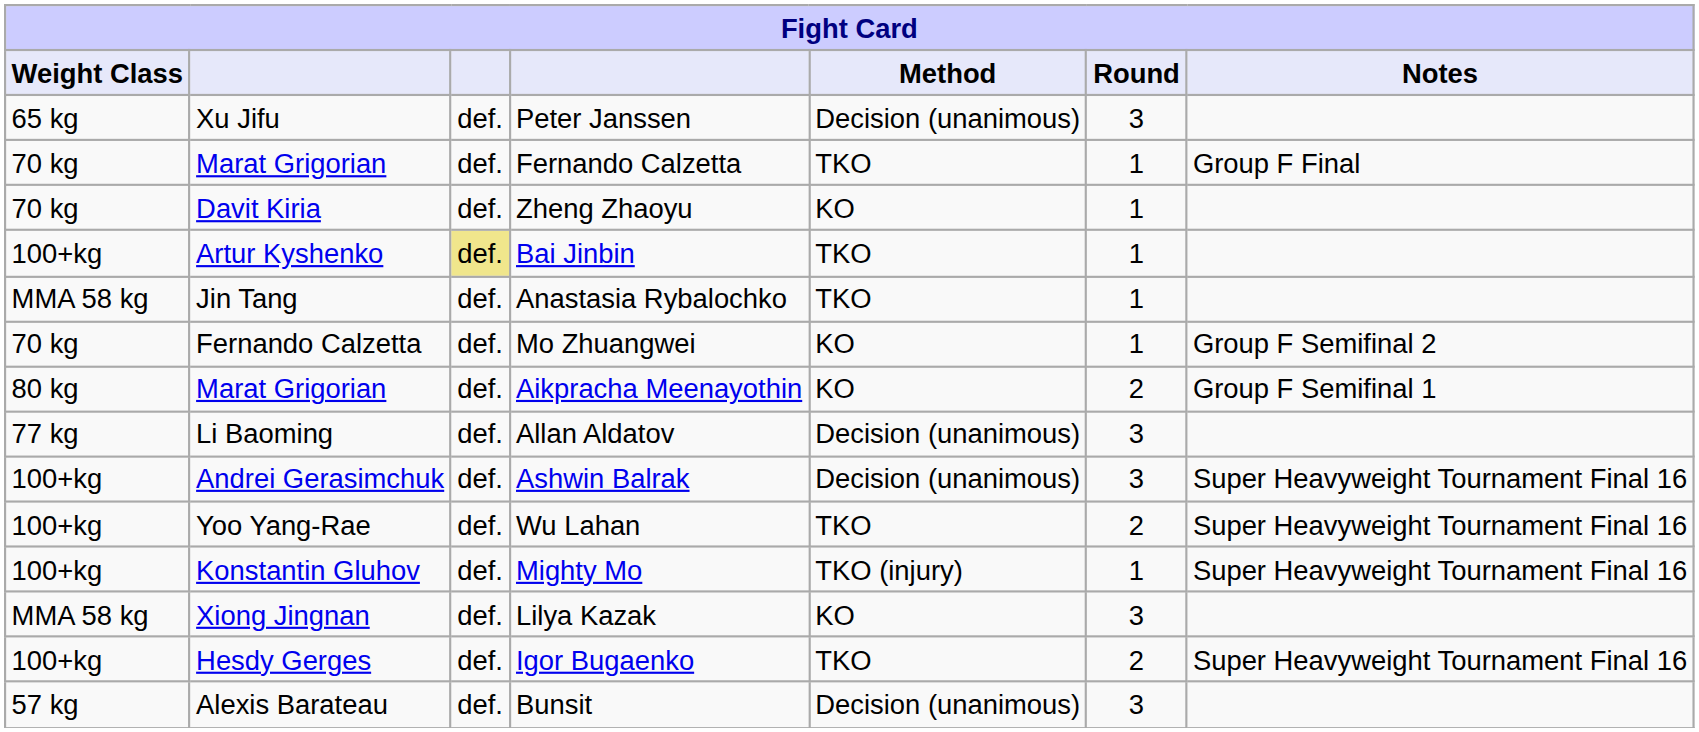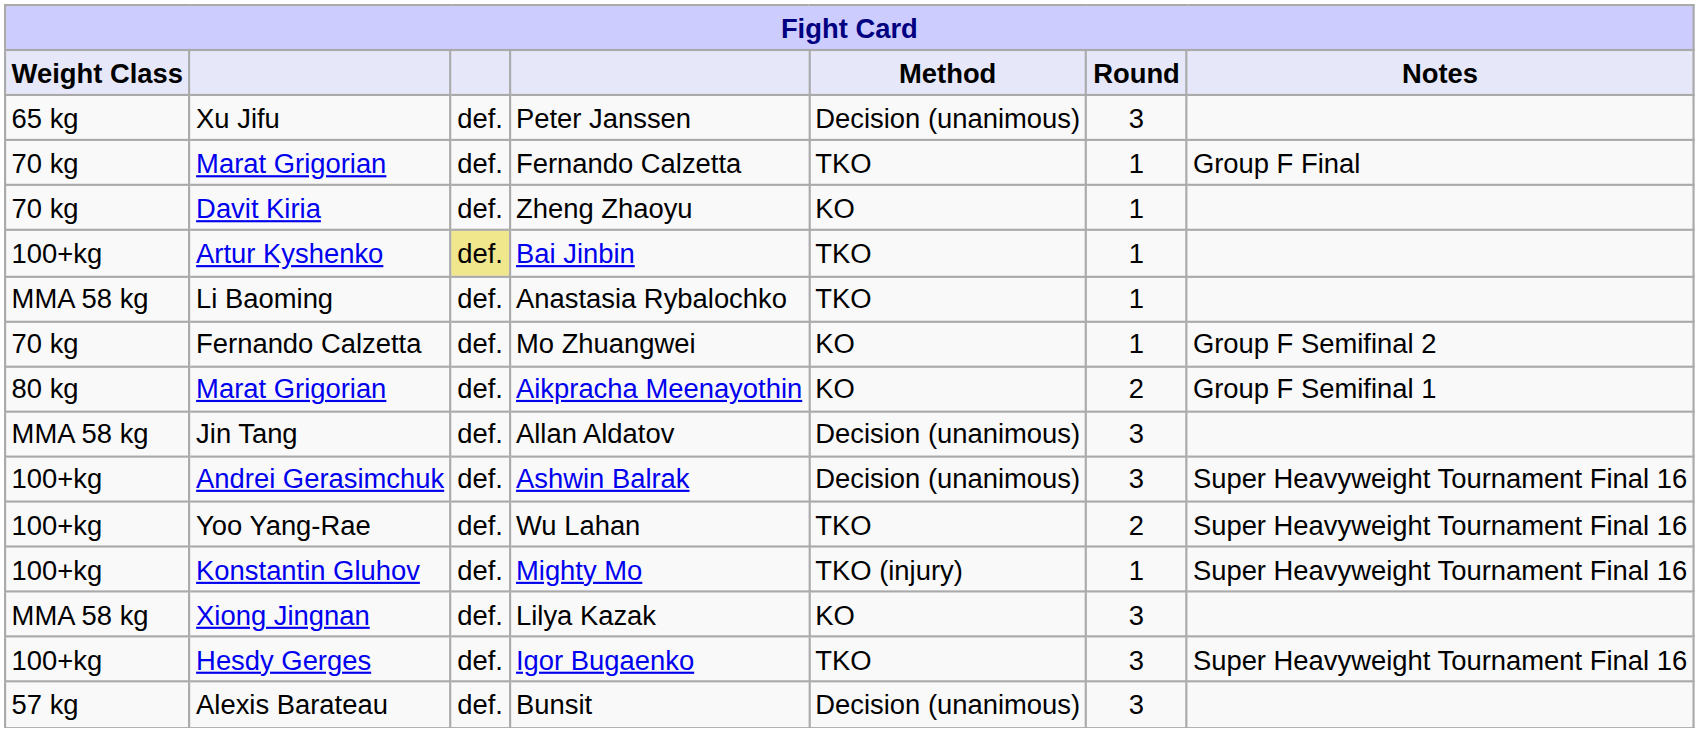(247, 298) Jin Tang -> (265, 298) Li Baoming
(45, 434) 77 kg -> (80, 434) MMA 58 kg
(265, 434) Li Baoming -> (247, 434) Jin Tang
(1136, 659) 2 -> (1136, 659) 3
